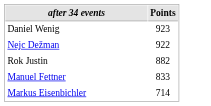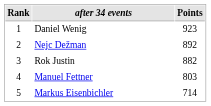+ column: (19, 13)
(163, 45) 922 -> (190, 45) 892
(163, 77) 833 -> (190, 77) 803
